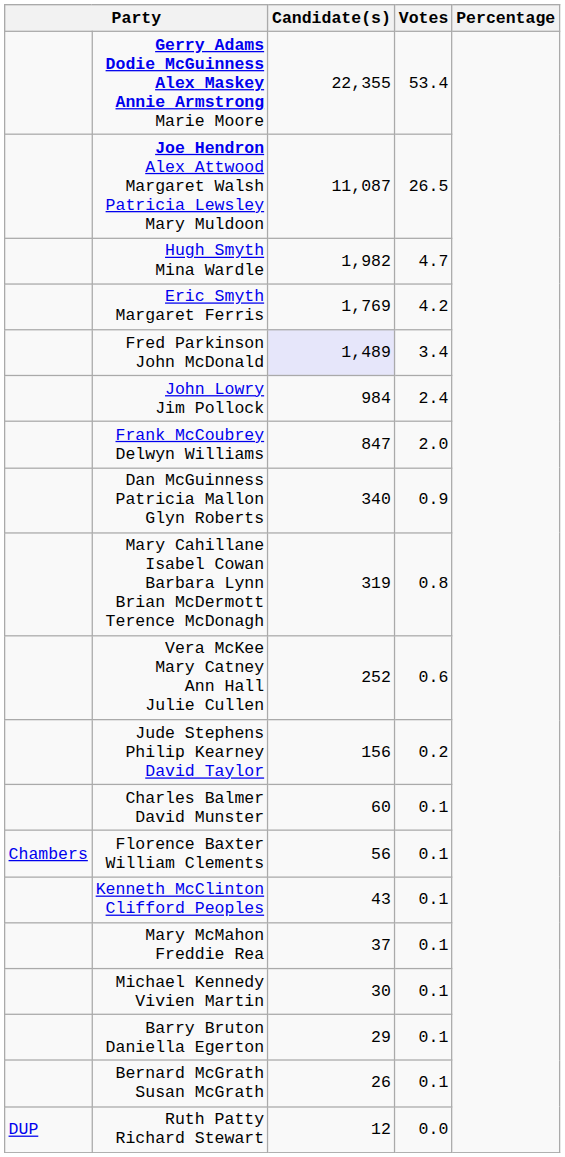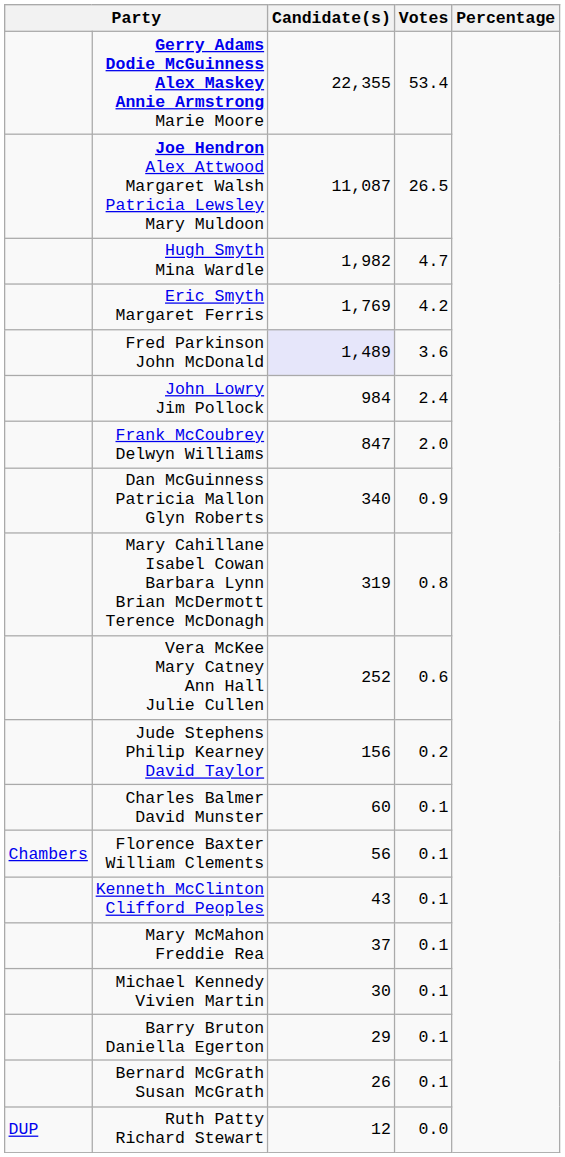(433, 353) 3.4 -> (433, 353) 3.6
